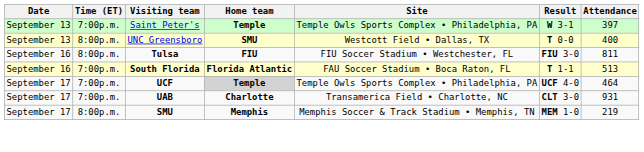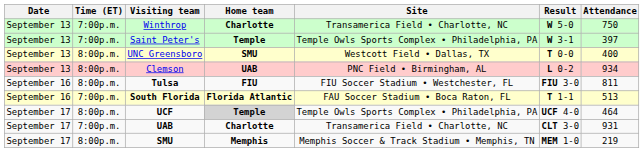+ row: (165, 26)
+ row: (165, 69)
(99, 84) 7:00p.m. -> (99, 112) 8:00p.m.
